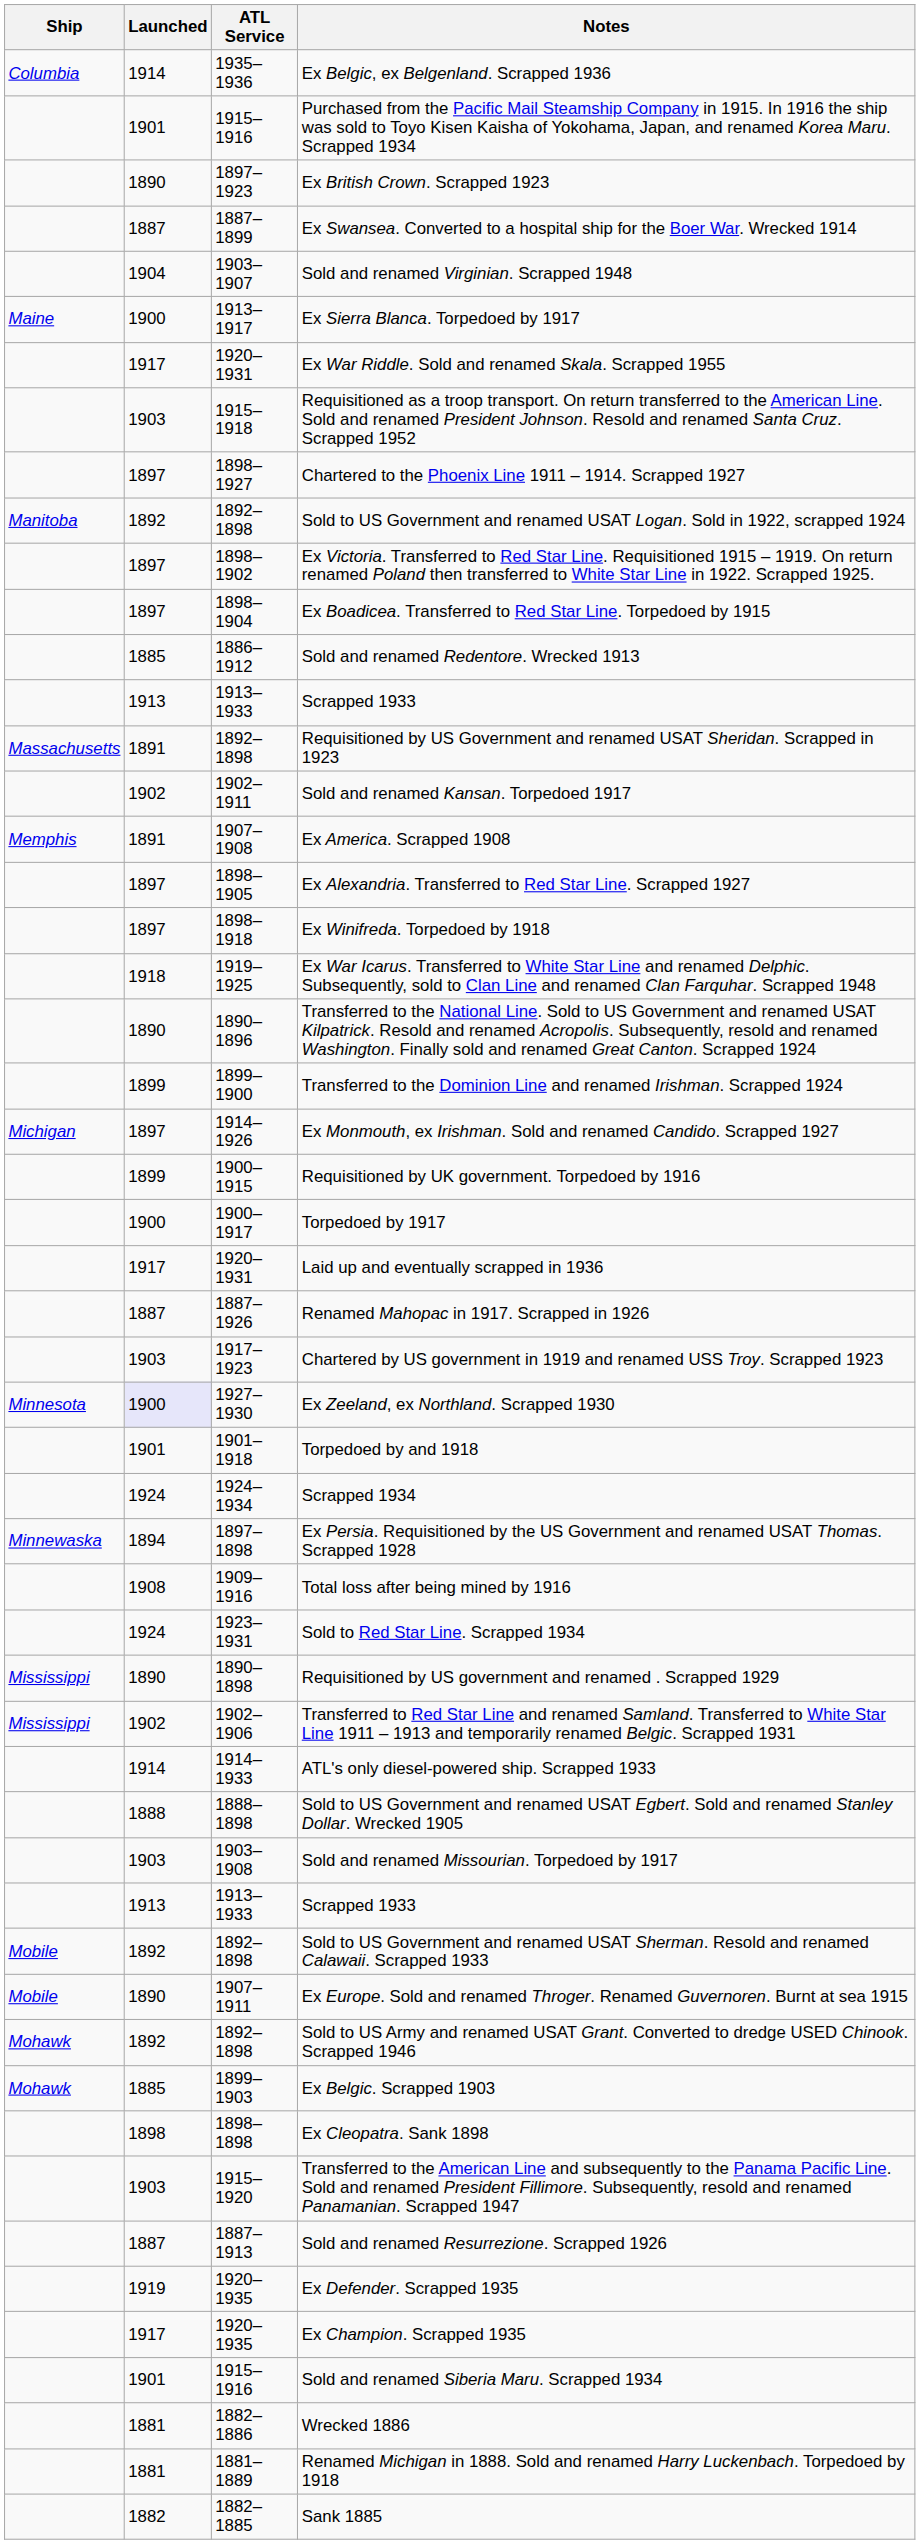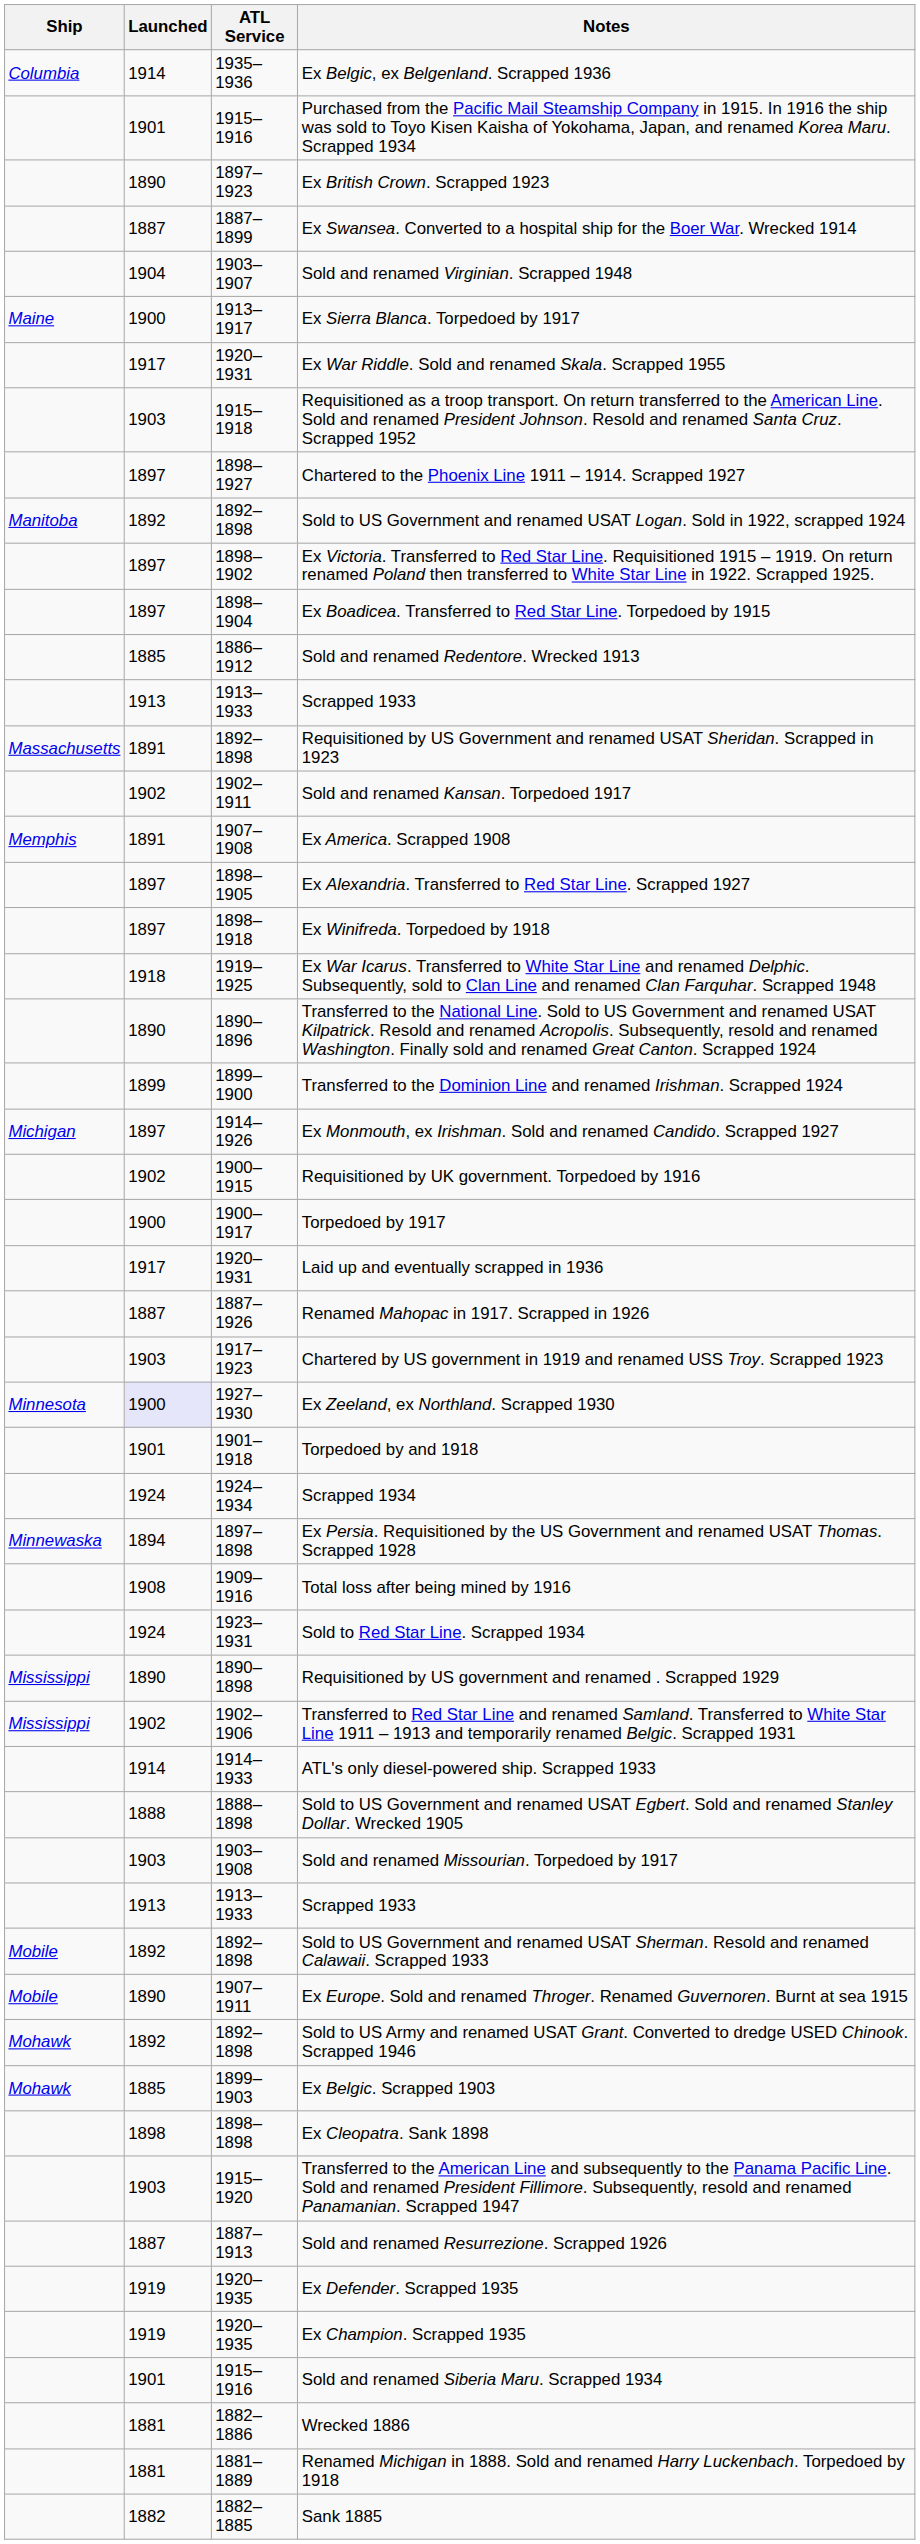(147, 1177) 1899 -> (147, 1177) 1902
(147, 2334) 1917 -> (147, 2334) 1919
